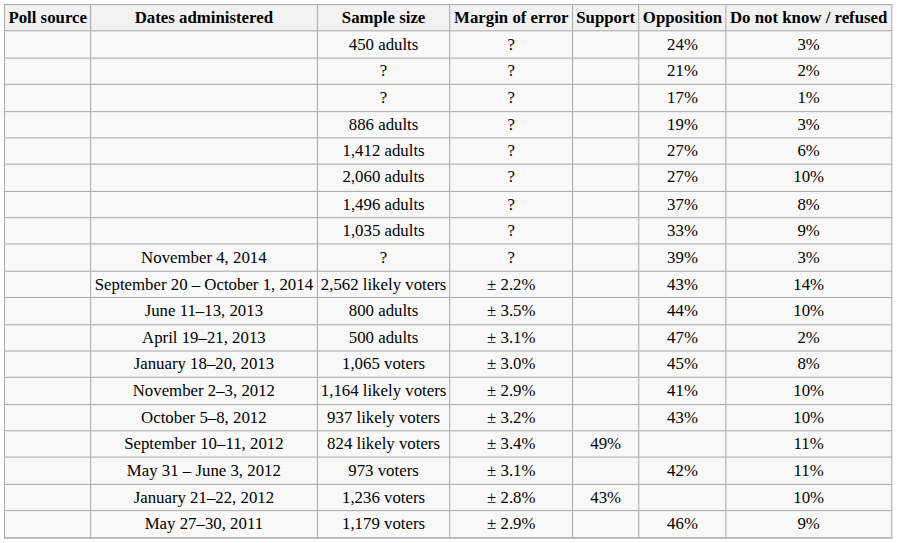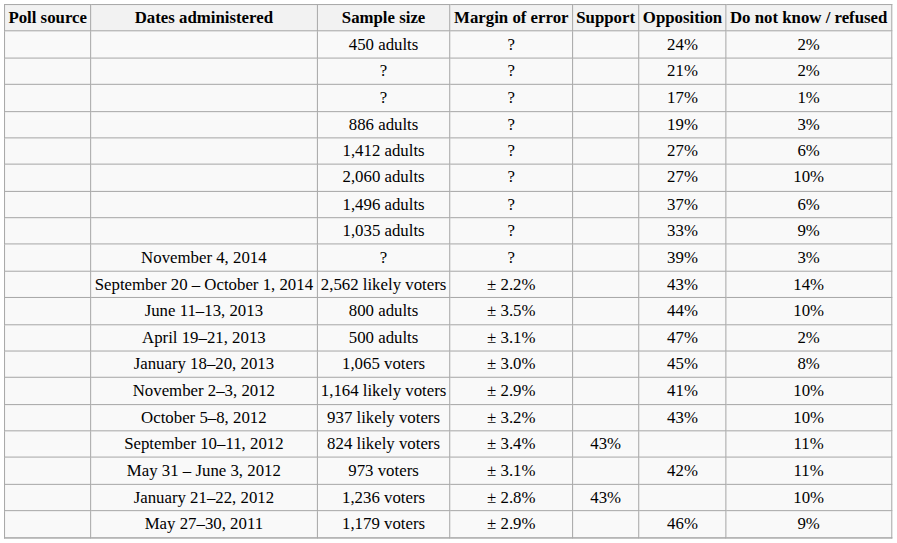(809, 44) 3% -> (809, 44) 2%
(809, 204) 8% -> (809, 204) 6%
(606, 444) 49% -> (606, 444) 43%
